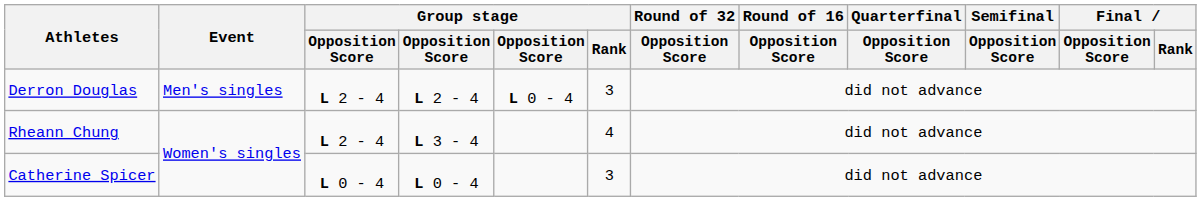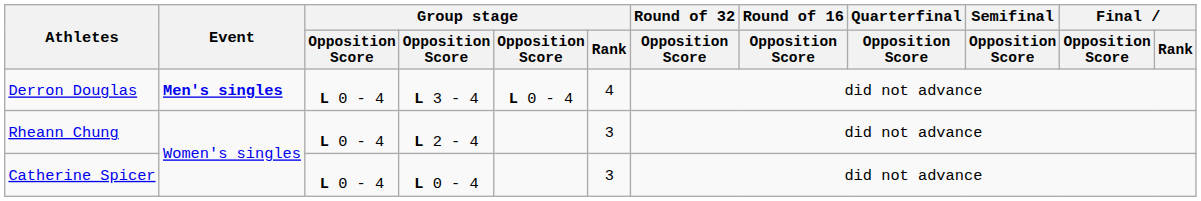(223, 90) normal -> (223, 90) bold
(352, 99) L 2 - 4 -> (352, 99) L 0 - 4
(446, 99) L 2 - 4 -> (446, 99) L 3 - 4
(609, 90) 3 -> (609, 90) 4
(352, 141) L 2 - 4 -> (352, 141) L 0 - 4
(446, 141) L 3 - 4 -> (446, 141) L 2 - 4
(609, 133) 4 -> (609, 133) 3
